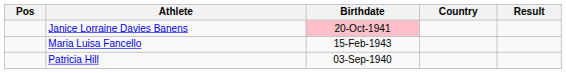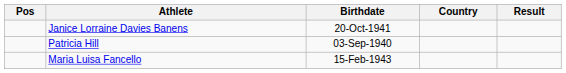(362, 28) pink background -> (362, 28) no background
rows swapped: (95, 44) <-> (74, 60)
